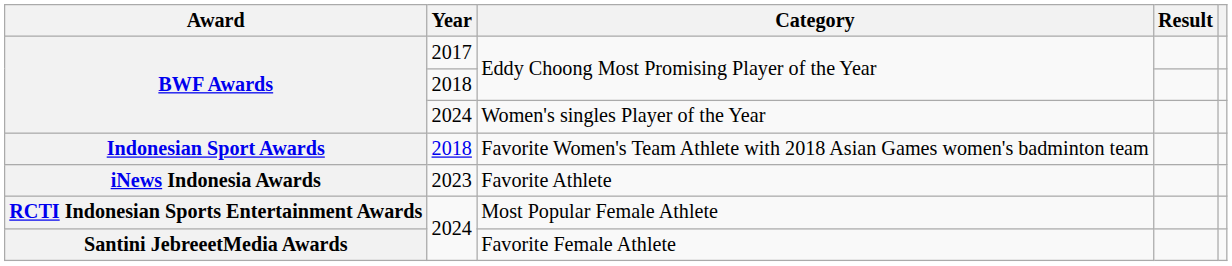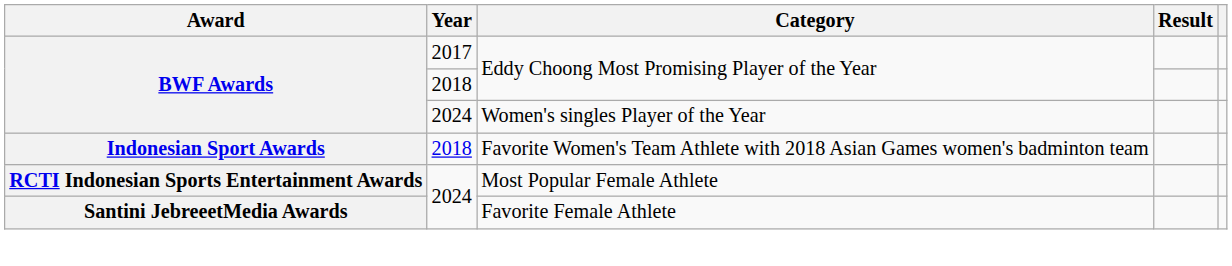- row: (452, 180)
